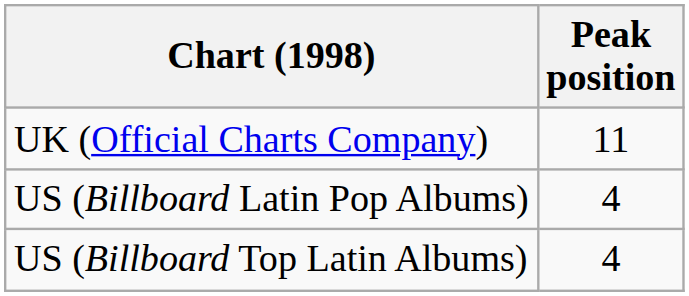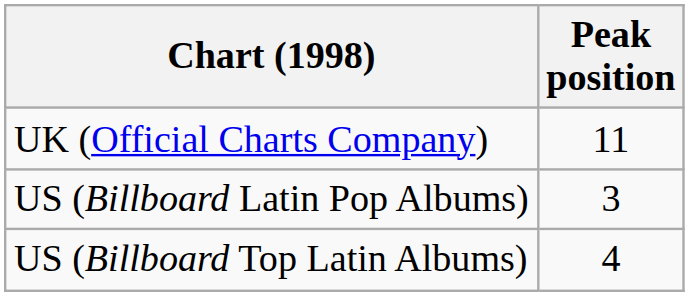(611, 198) 4 -> (611, 198) 3
